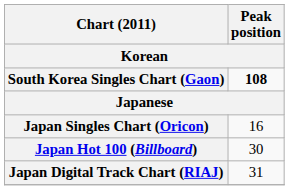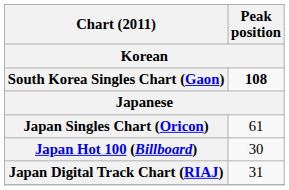(256, 126) 16 -> (256, 126) 61
